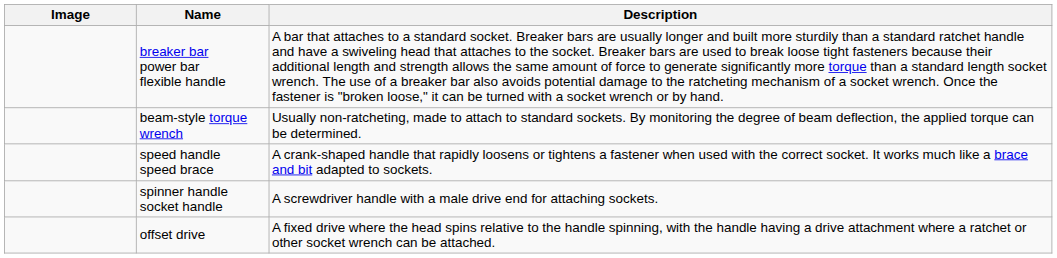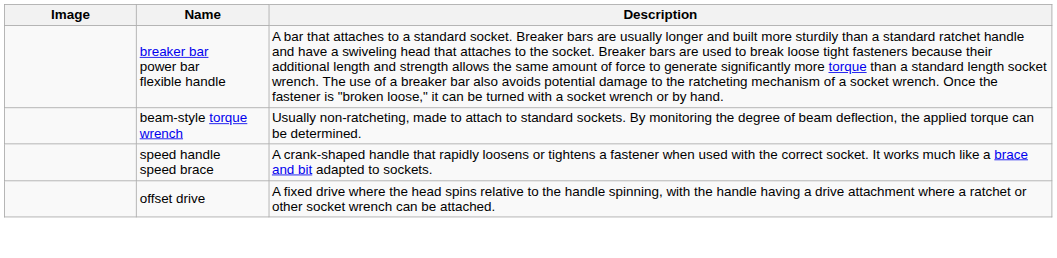- row: (184, 198)
